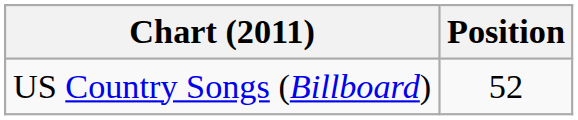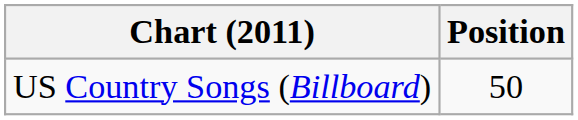(506, 85) 52 -> (506, 85) 50
